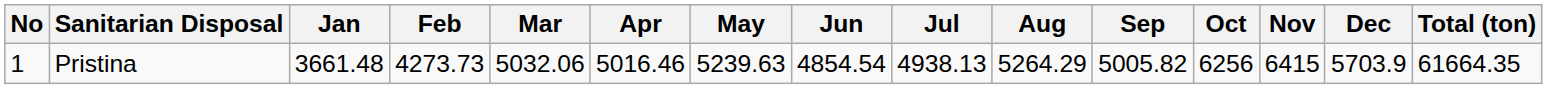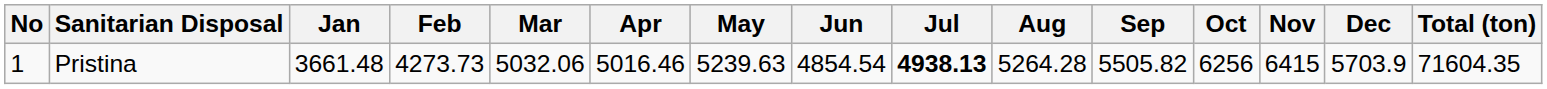(942, 63) normal -> (942, 63) bold
(1042, 63) 5264.29 -> (1042, 63) 5264.28
(1143, 63) 5005.82 -> (1143, 63) 5505.82
(1469, 63) 61664.35 -> (1469, 63) 71604.35
